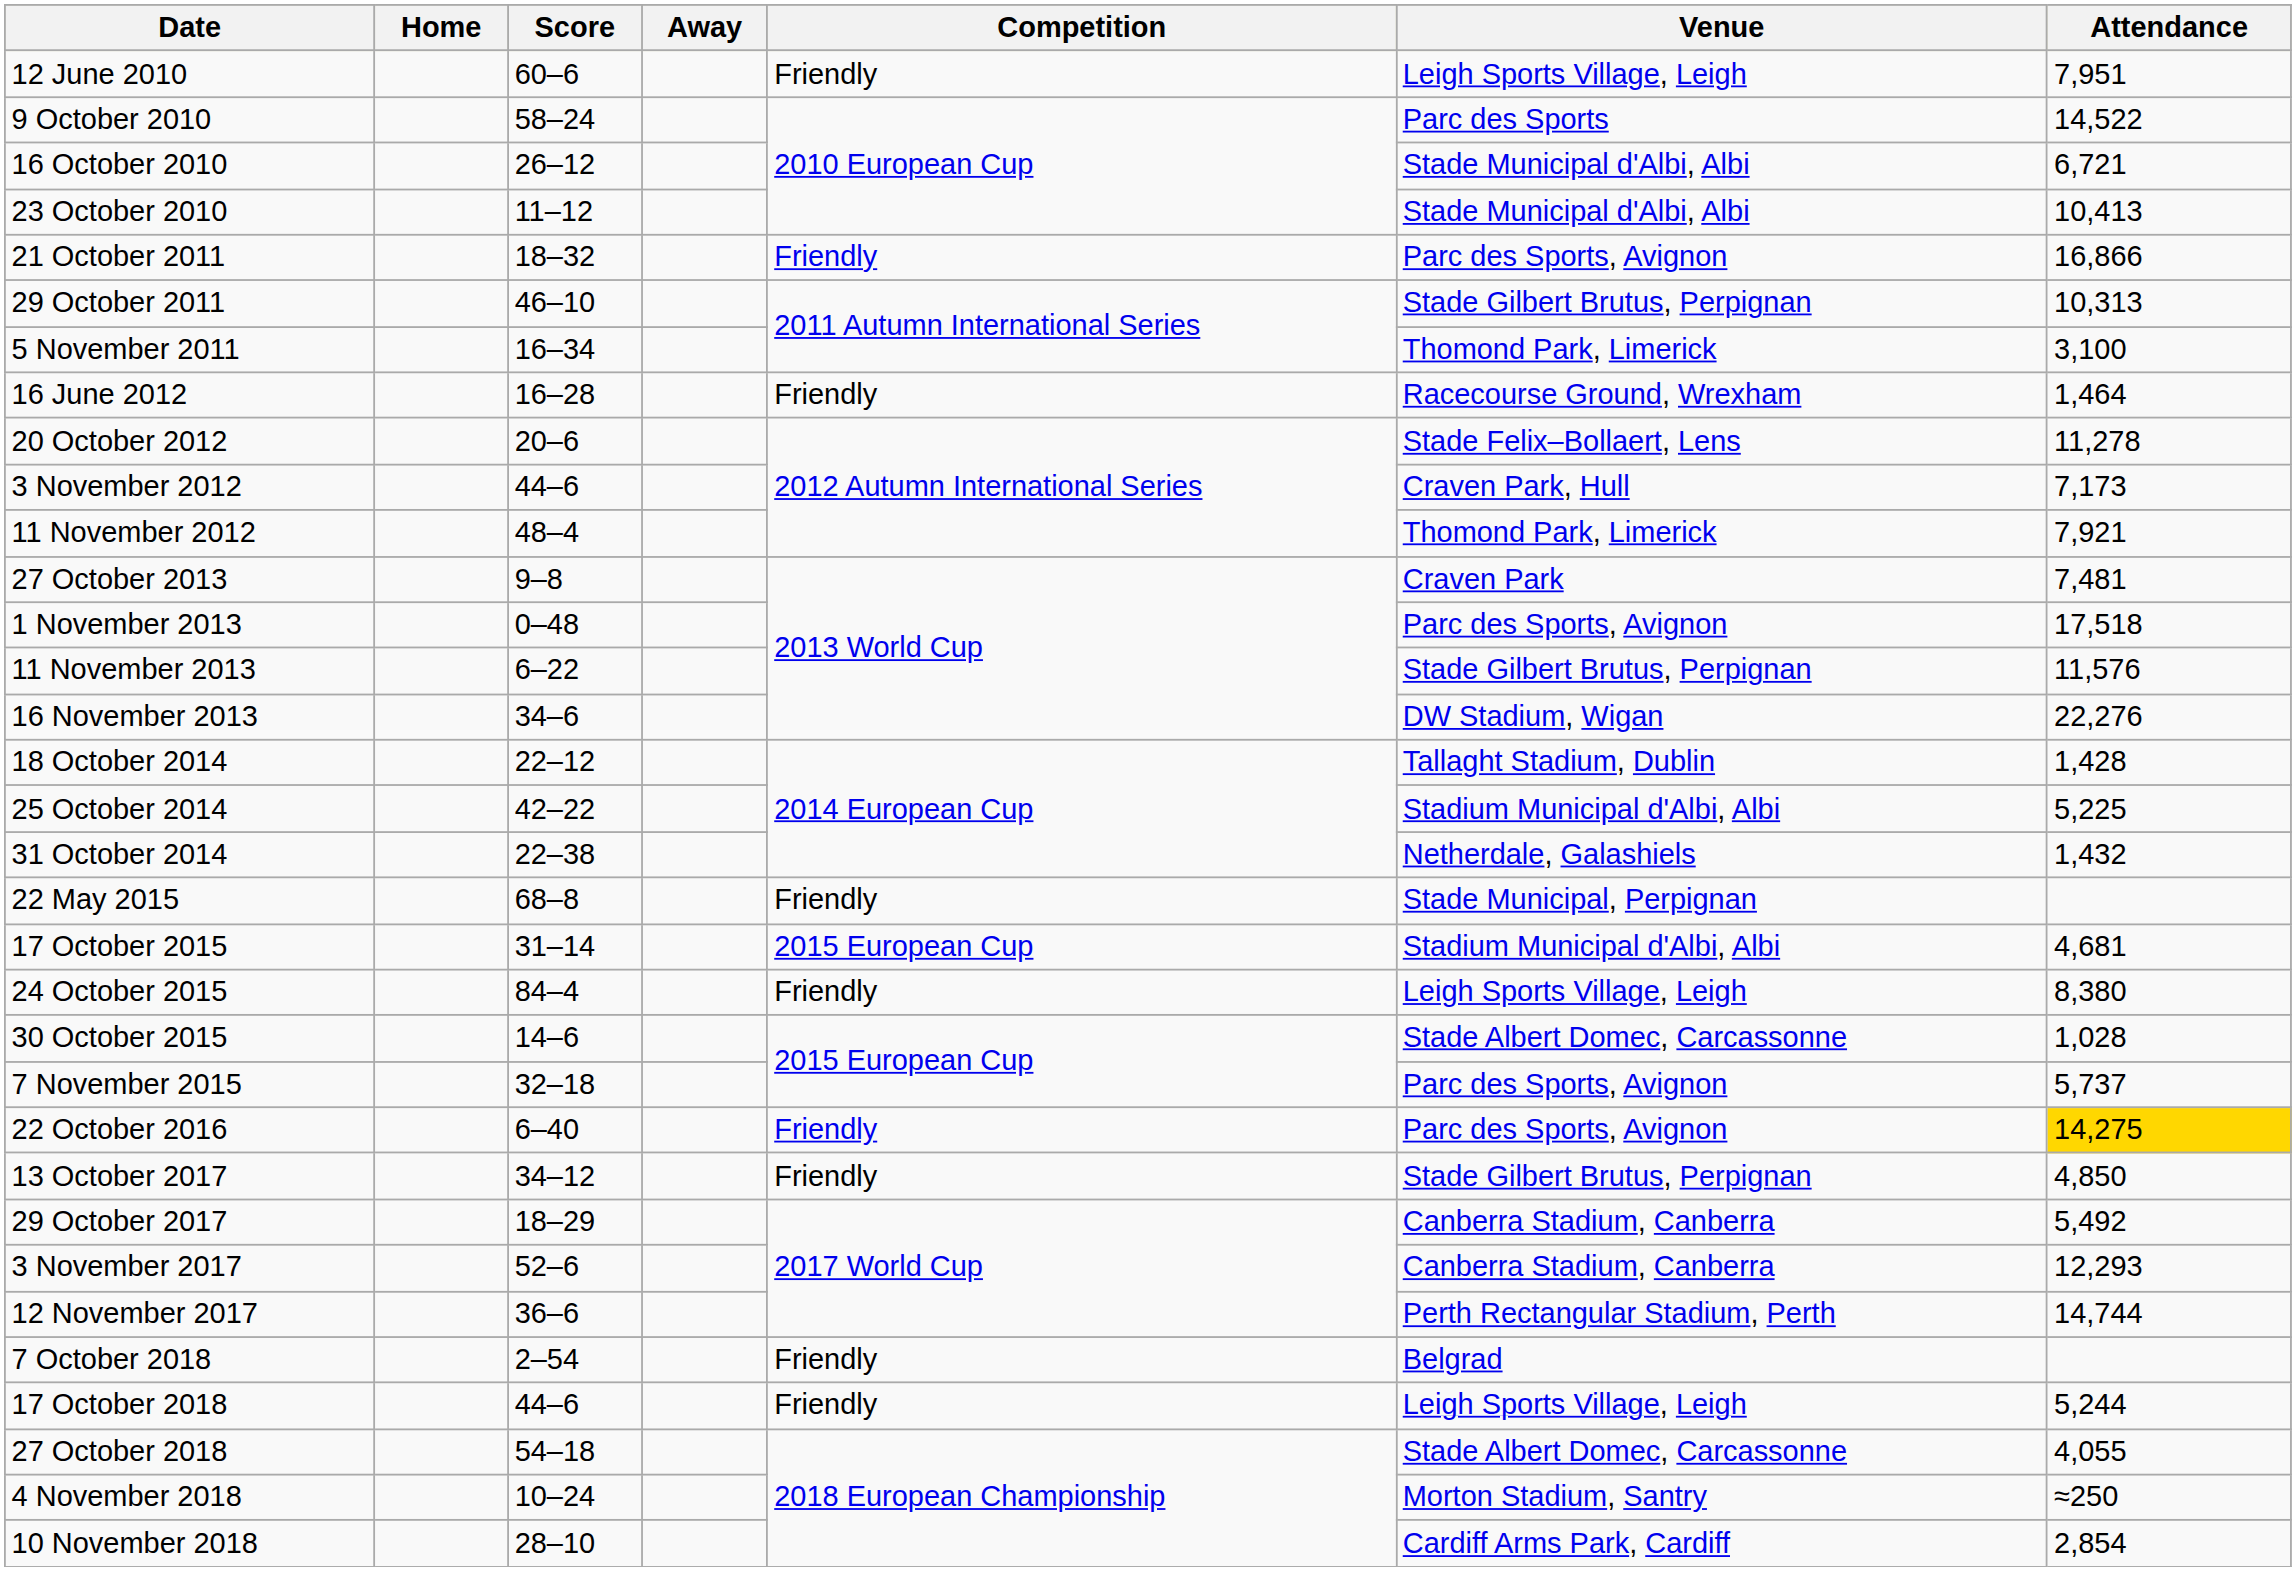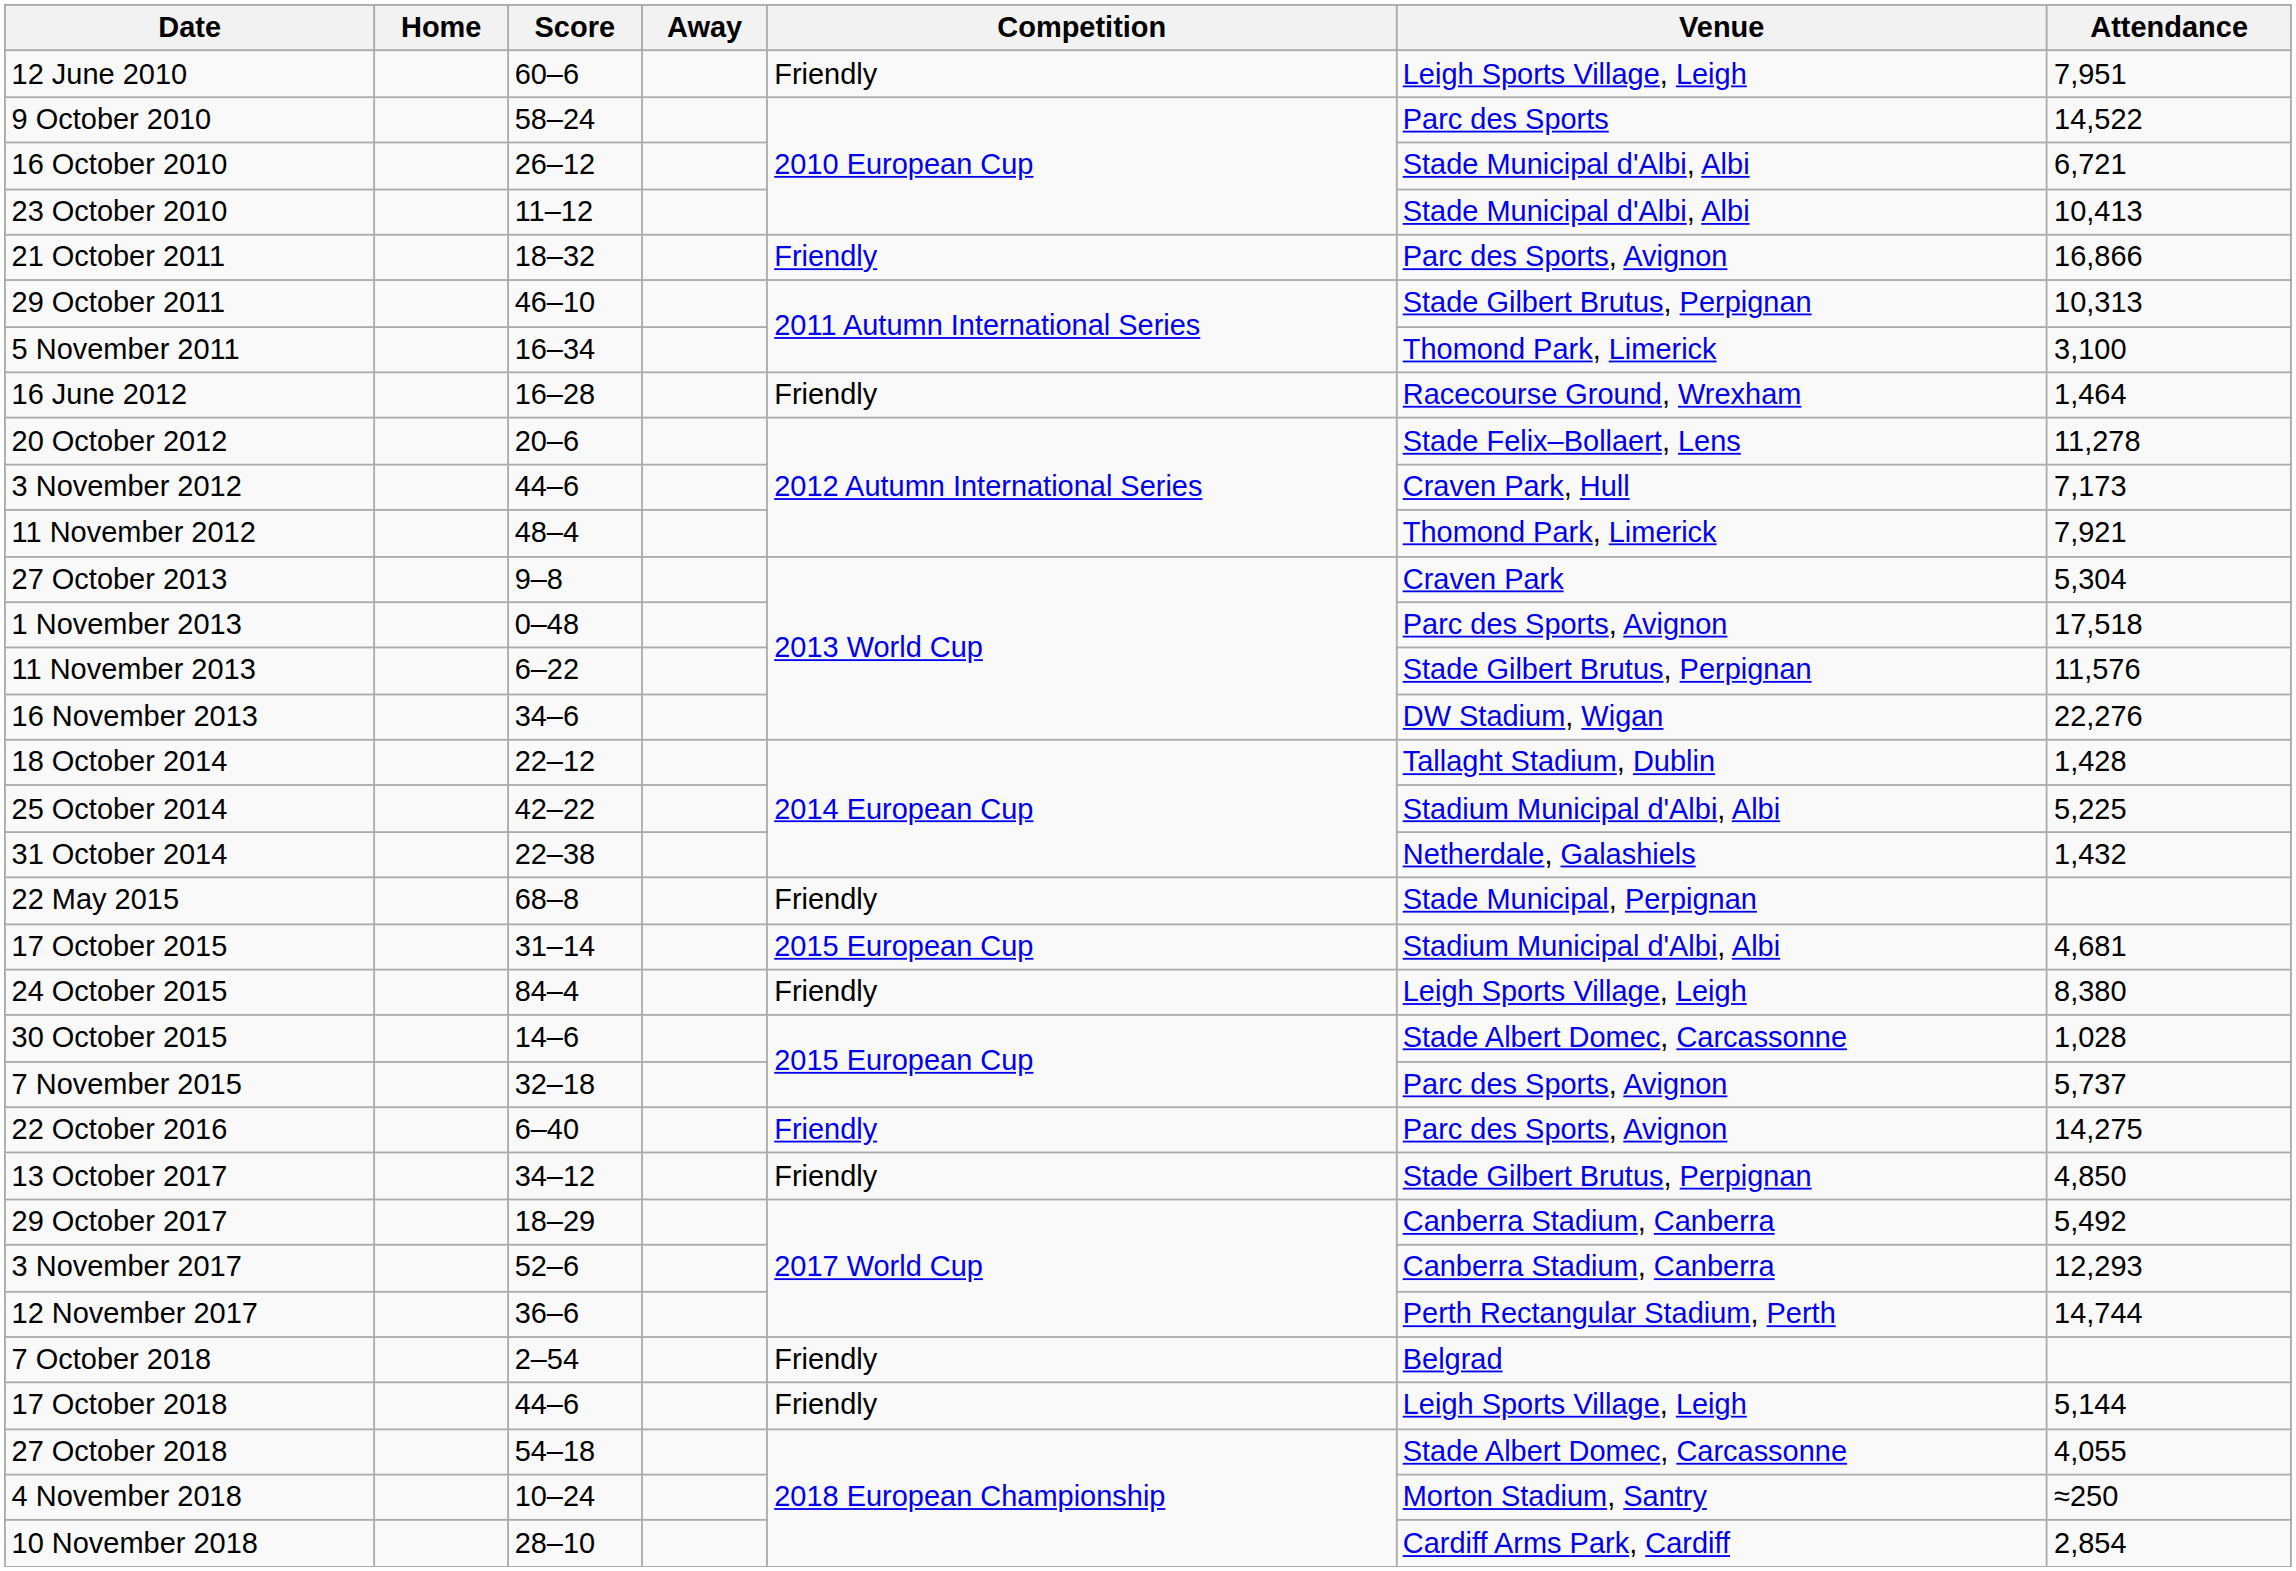(2090, 578) 7,481 -> (2090, 578) 5,304
(2098, 1129) gold background -> (2098, 1129) no background
(2090, 1405) 5,244 -> (2090, 1405) 5,144
